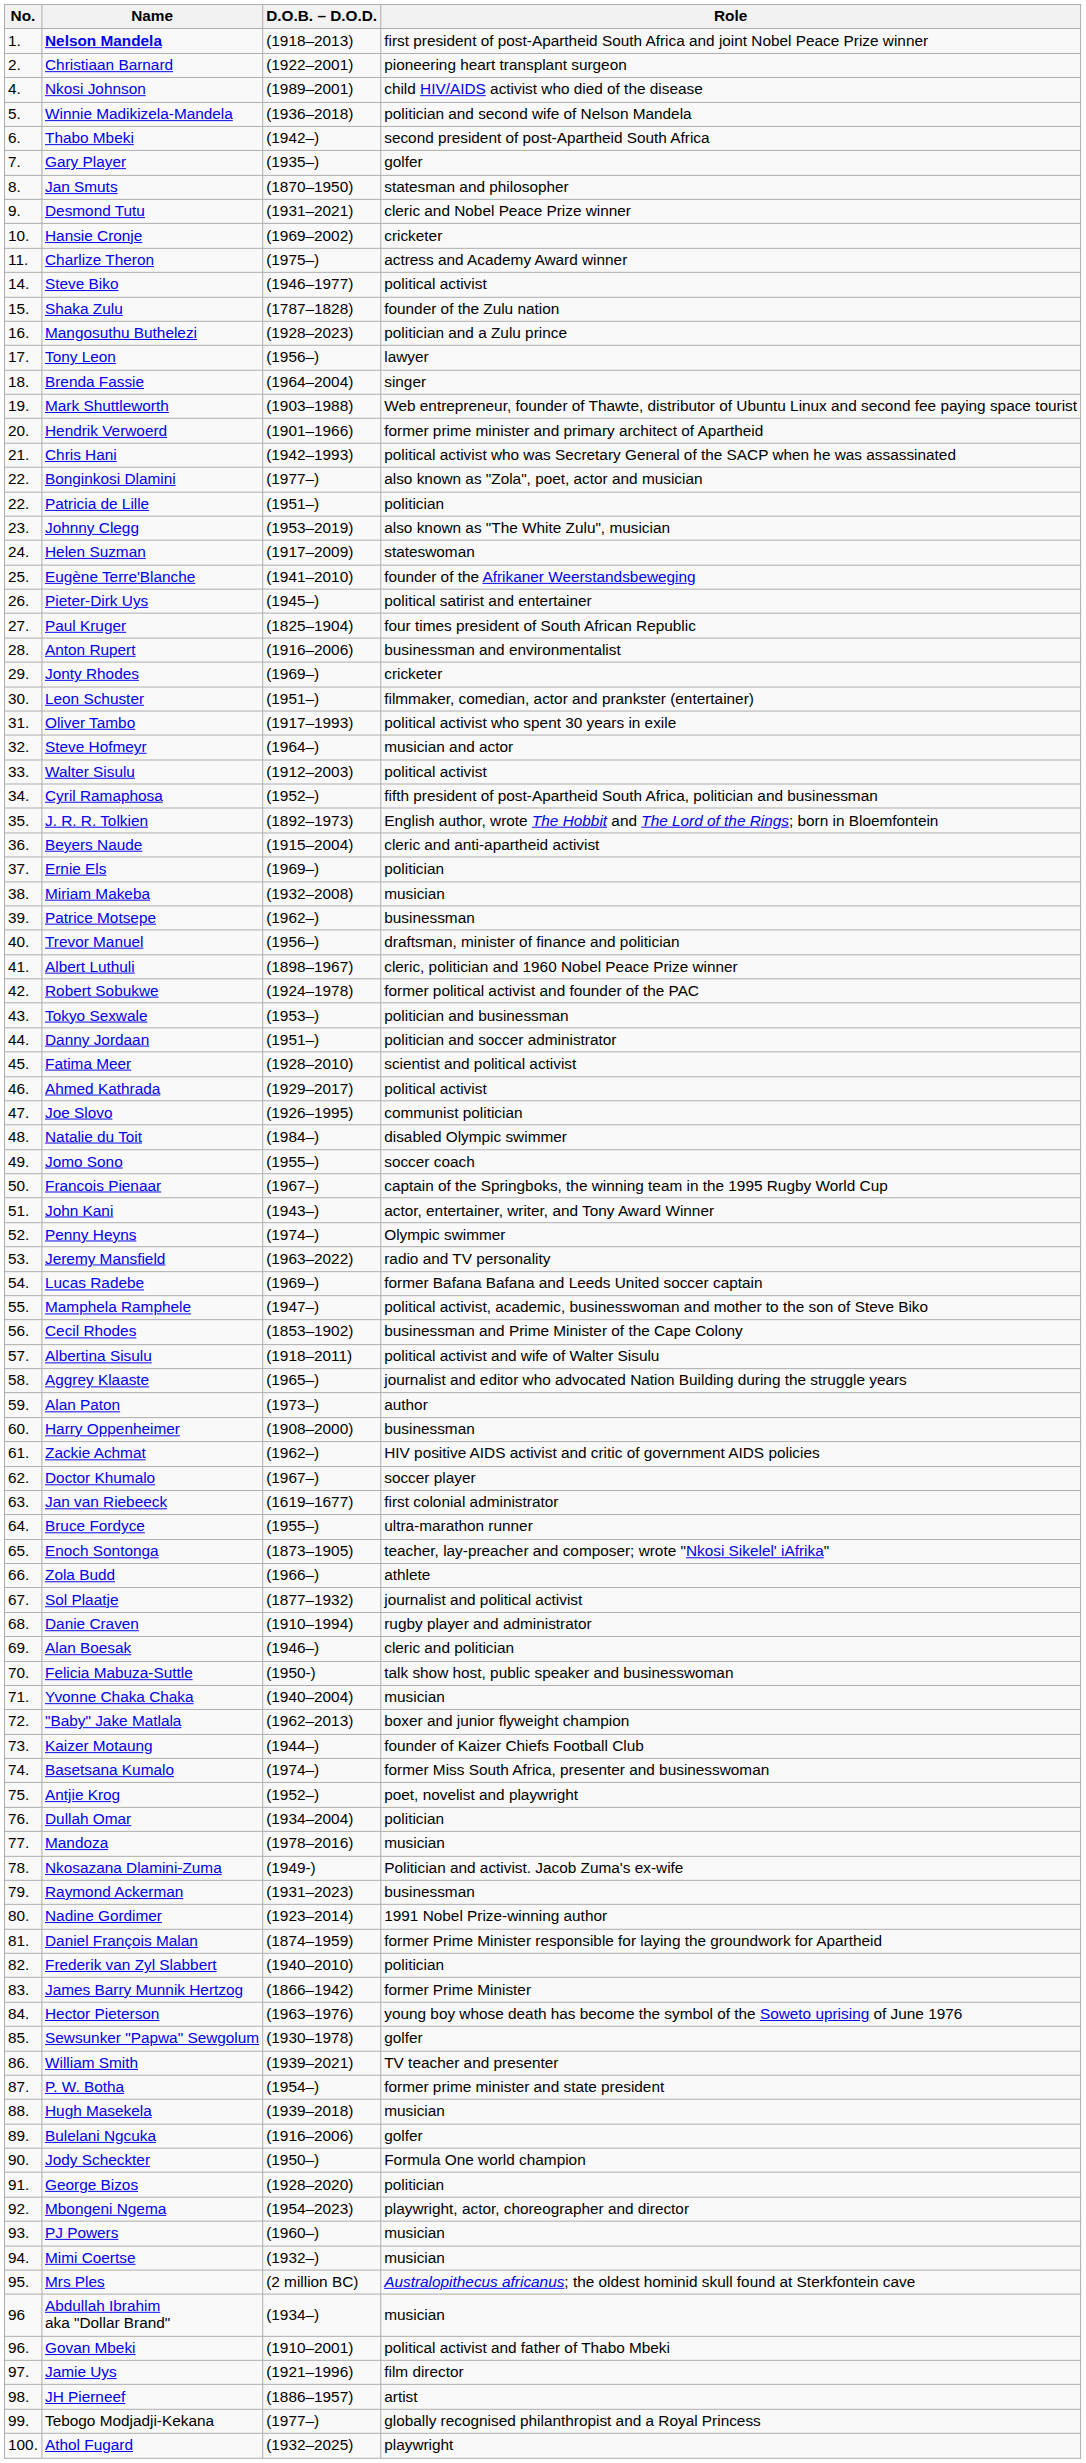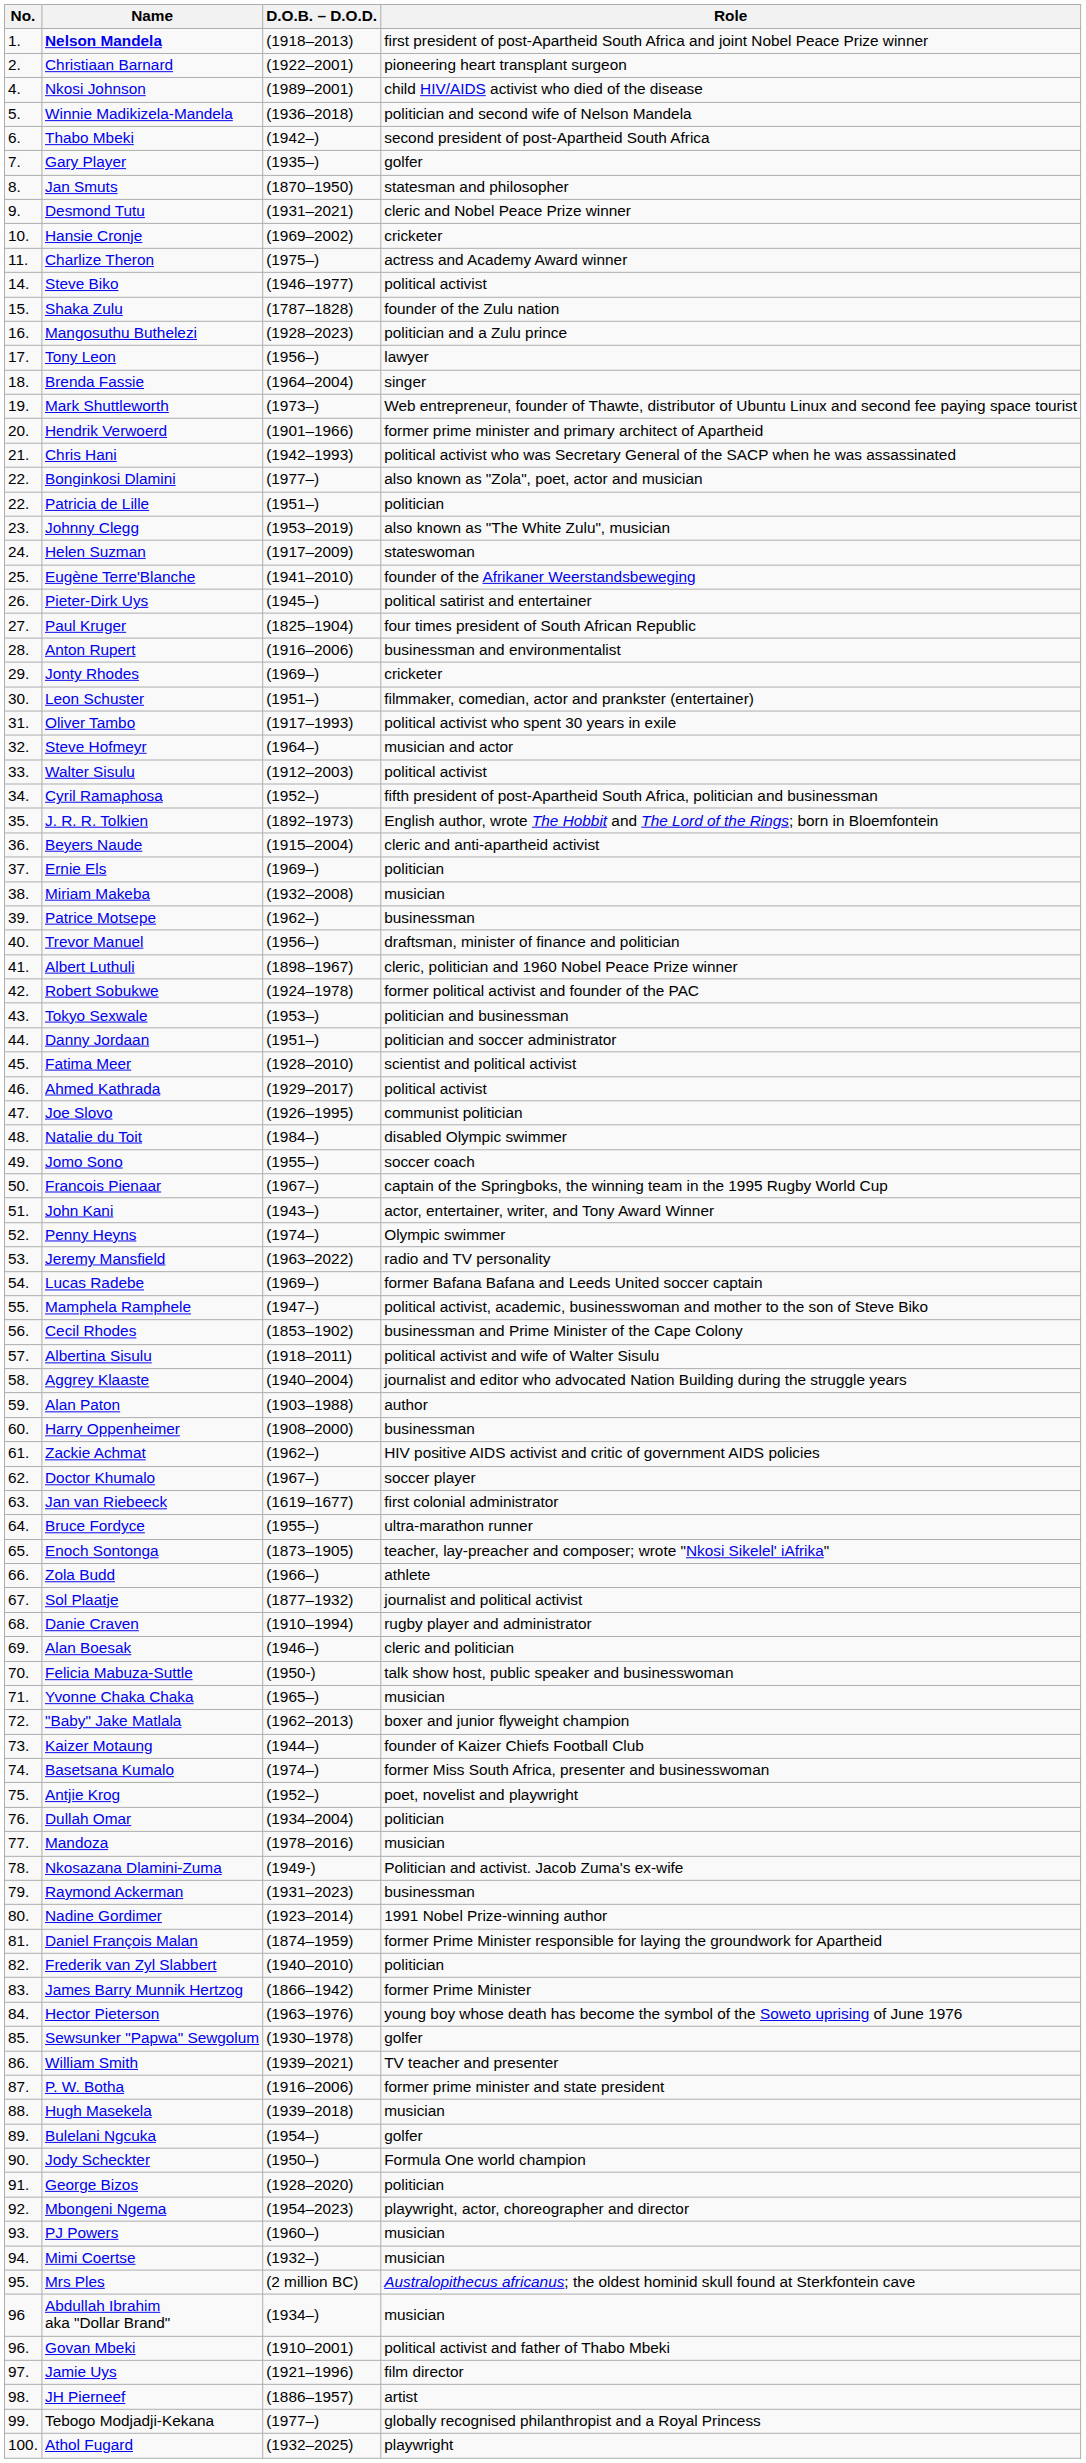(310, 406) (1903–1988) -> (293, 406) (1973–)
(293, 1380) (1965–) -> (310, 1380) (1940–2004)
(293, 1405) (1973–) -> (310, 1405) (1903–1988)
(310, 1697) (1940–2004) -> (293, 1697) (1965–)
(293, 2087) (1954–) -> (310, 2087) (1916–2006)
(310, 2135) (1916–2006) -> (293, 2135) (1954–)
